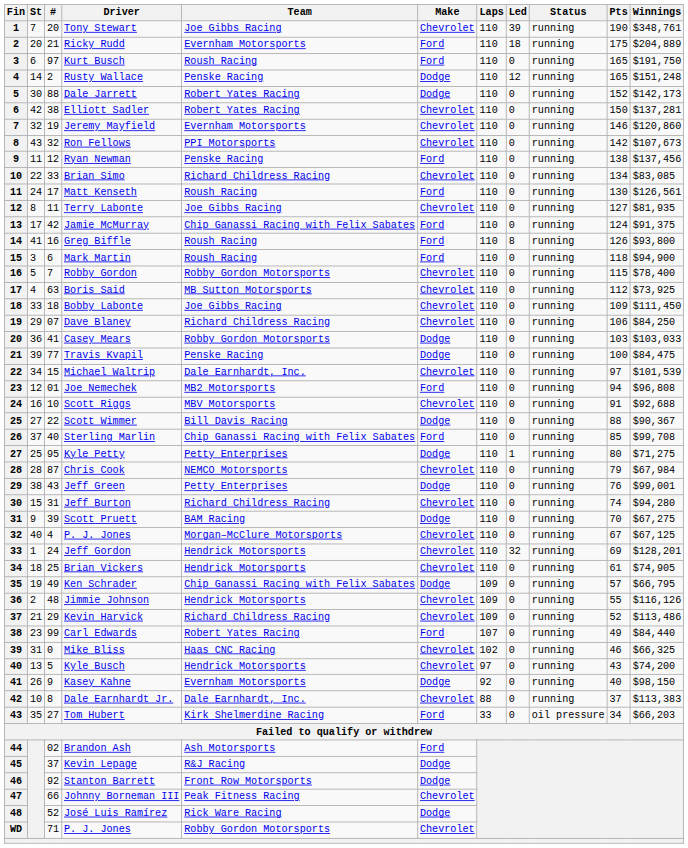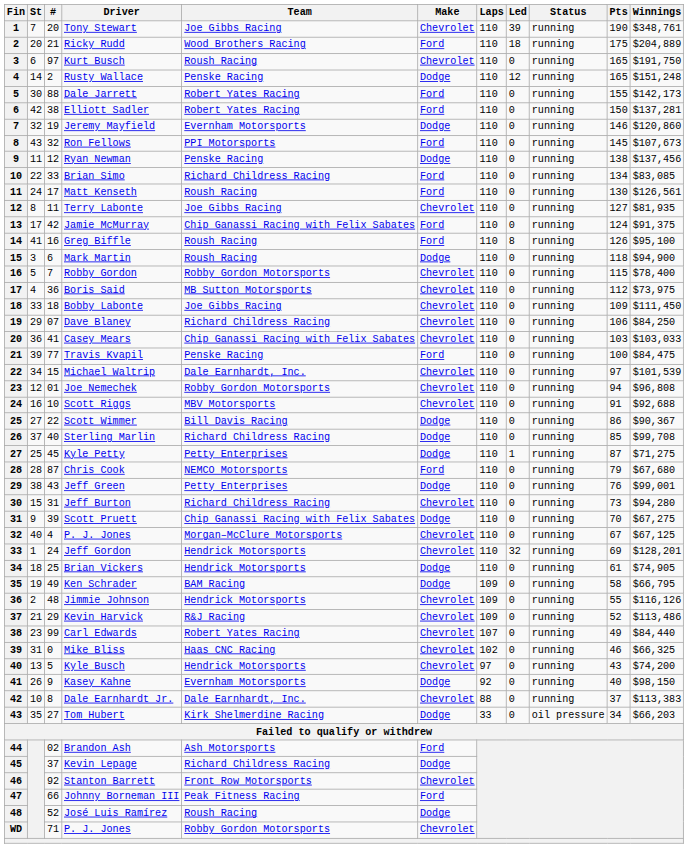(245, 46) Evernham Motorsports -> (245, 46) Wood Brothers Racing
(432, 62) Ford -> (447, 62) Chevrolet
(435, 95) Dodge -> (432, 95) Ford
(619, 95) 152 -> (619, 95) 155
(447, 111) Chevrolet -> (432, 111) Ford
(447, 127) Chevrolet -> (435, 127) Dodge
(447, 144) Chevrolet -> (432, 144) Ford
(619, 144) 142 -> (619, 144) 145
(432, 160) Ford -> (435, 160) Dodge
(447, 176) Chevrolet -> (432, 176) Ford
(654, 242) $93,800 -> (654, 242) $95,100
(432, 258) Ford -> (435, 258) Dodge
(53, 291) 63 -> (53, 291) 36
(654, 291) $73,925 -> (654, 291) $73,975
(257, 340) Robby Gordon Motorsports -> (300, 340) Chip Ganassi Racing with Felix Sabates
(435, 340) Dodge -> (447, 340) Chevrolet
(435, 356) Dodge -> (432, 356) Ford
(230, 389) MB2 Motorsports -> (257, 389) Robby Gordon Motorsports
(432, 389) Ford -> (447, 389) Chevrolet
(616, 422) 88 -> (616, 422) 86
(300, 438) Chip Ganassi Racing with Felix Sabates -> (257, 438) Richard Childress Racing
(432, 438) Ford -> (435, 438) Dodge
(53, 454) 95 -> (53, 454) 45
(616, 454) 80 -> (616, 454) 87
(447, 471) Chevrolet -> (432, 471) Ford
(654, 471) $67,984 -> (654, 471) $67,680
(616, 503) 74 -> (616, 503) 73
(215, 520) BAM Racing -> (300, 520) Chip Ganassi Racing with Felix Sabates
(447, 569) Chevrolet -> (435, 569) Dodge
(300, 585) Chip Ganassi Racing with Felix Sabates -> (215, 585) BAM Racing
(616, 585) 57 -> (616, 585) 58
(257, 618) Richard Childress Racing -> (215, 618) R&J Racing
(432, 634) Ford -> (447, 634) Chevrolet
(432, 716) Ford -> (435, 716) Dodge
(215, 765) R&J Racing -> (257, 765) Richard Childress Racing
(435, 781) Dodge -> (447, 781) Chevrolet
(447, 798) Chevrolet -> (432, 798) Ford
(233, 814) Rick Ware Racing -> (221, 814) Roush Racing
